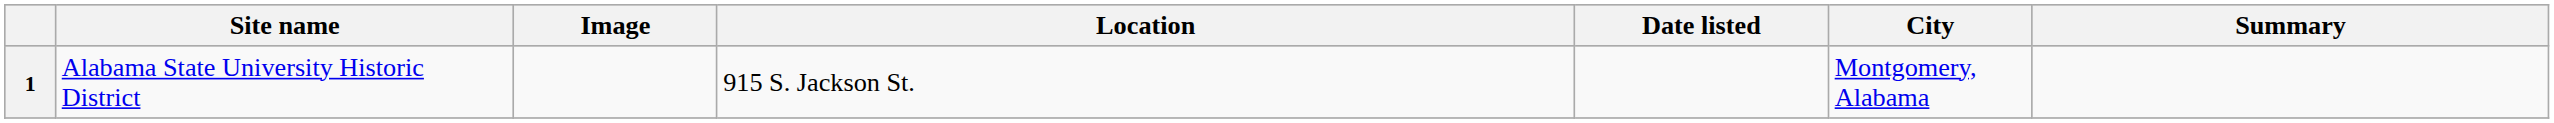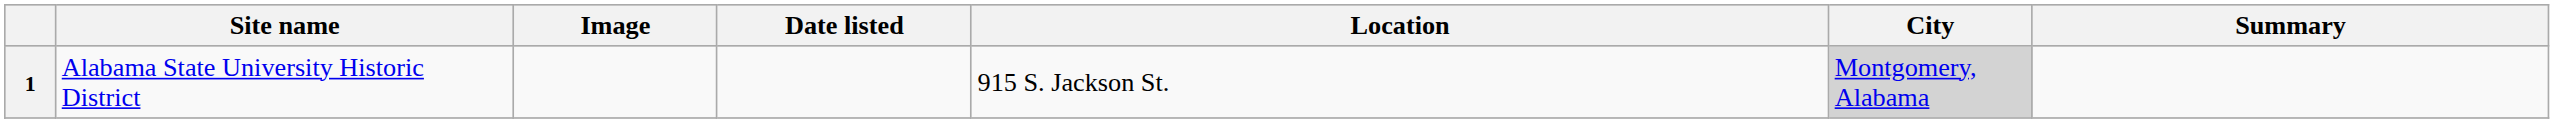columns swapped: (1701, 25) <-> (1146, 25)
(1906, 81) no background -> (1906, 81) lightgrey background
